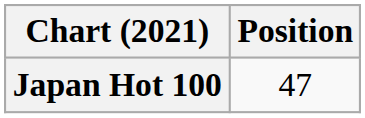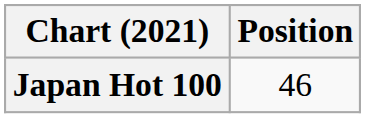(295, 84) 47 -> (295, 84) 46
